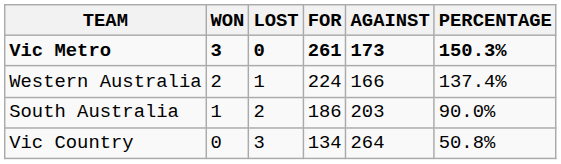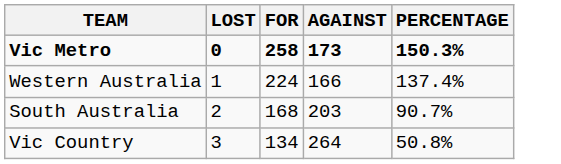- column: (227, 20)
(325, 51) 261 -> (282, 51) 258
(325, 112) 186 -> (282, 112) 168
(467, 112) 90.0% -> (424, 112) 90.7%
